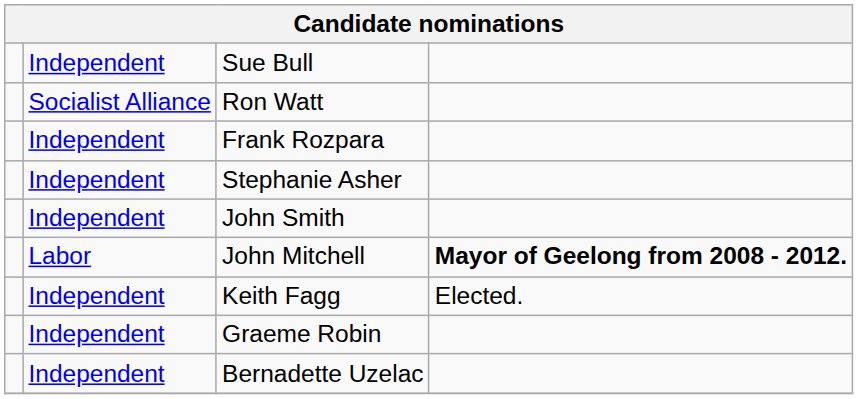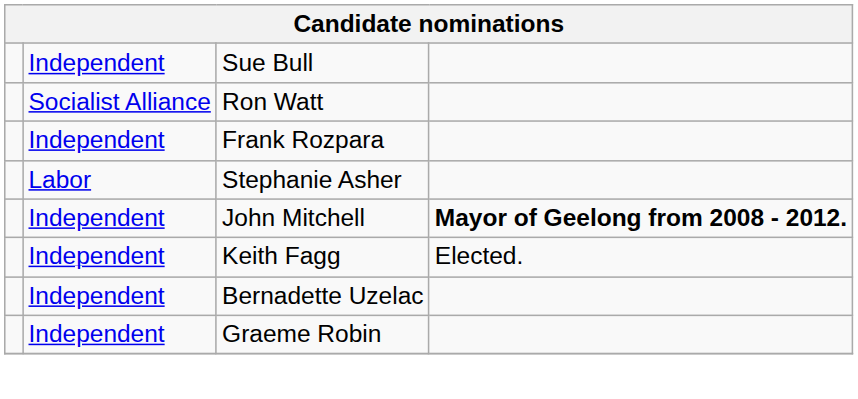(97, 179) Independent -> (60, 179) Labor
- row: (283, 218)
(60, 256) Labor -> (97, 218) Independent
rows swapped: (323, 373) <-> (302, 334)
